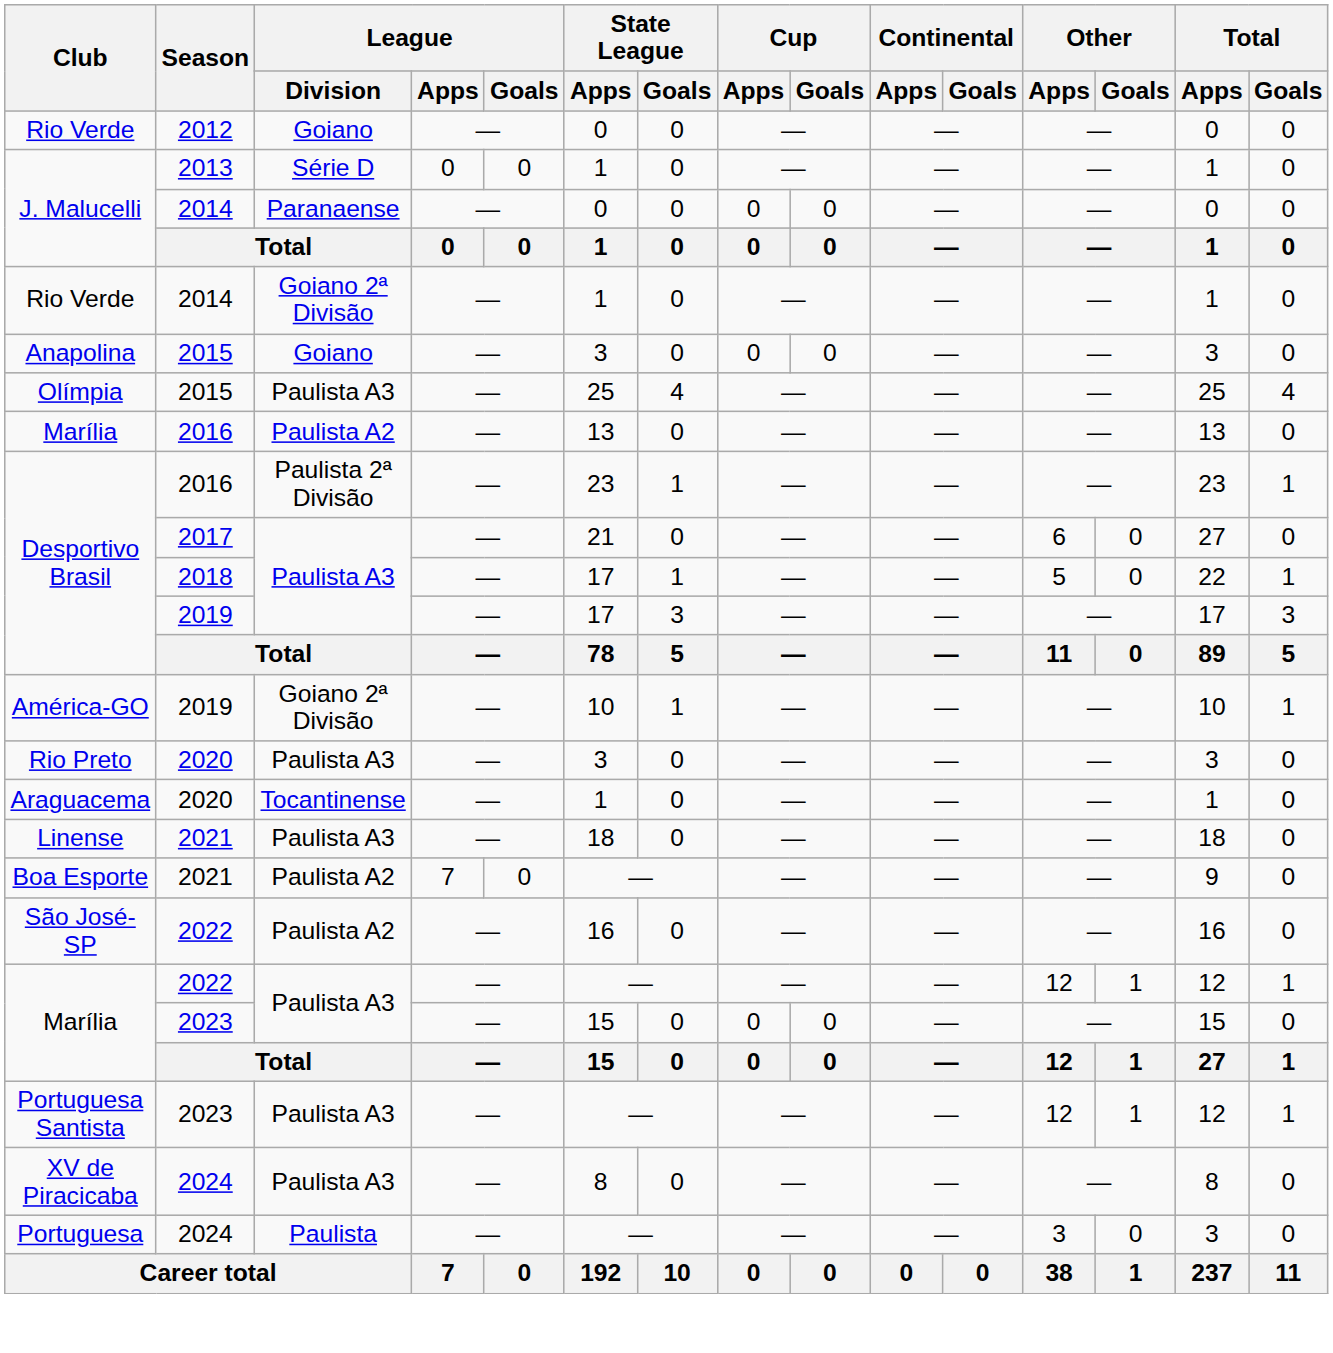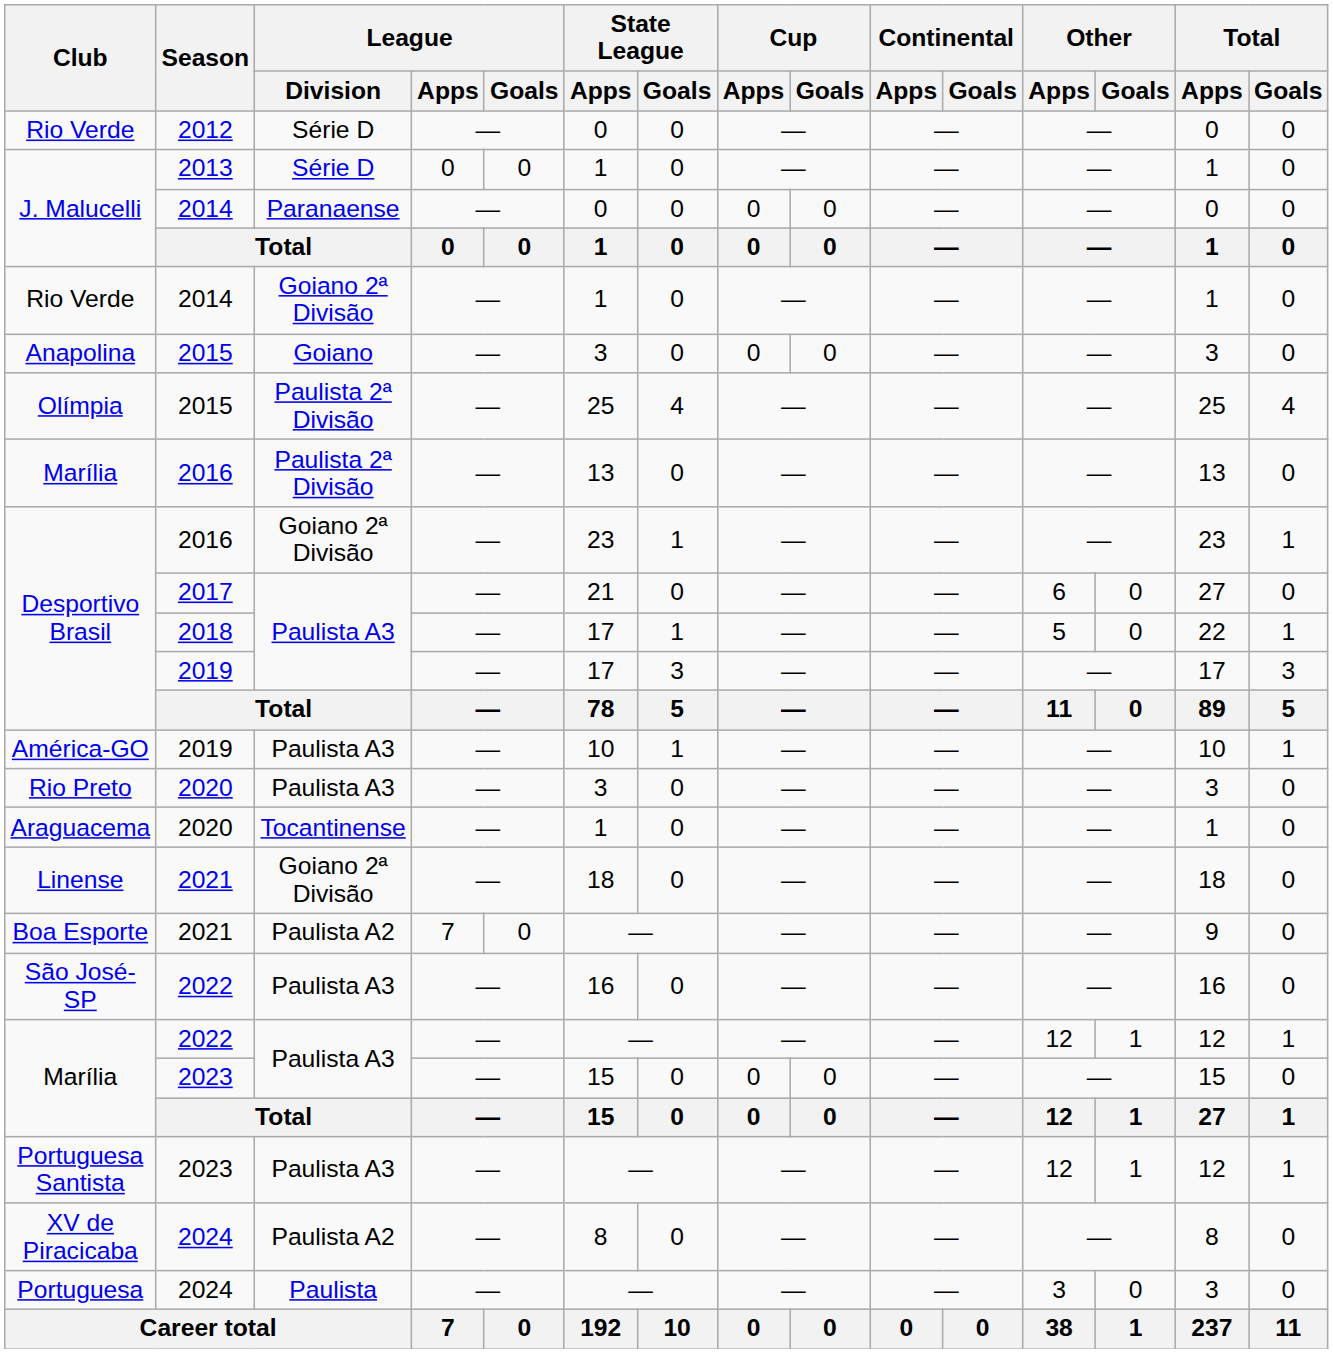(333, 129) Goiano -> (333, 129) Série D
(333, 392) Paulista A3 -> (333, 405) Paulista 2ª Divisão
(333, 431) Paulista A2 -> (333, 472) Paulista 2ª Divisão
(333, 484) Paulista 2ª Divisão -> (333, 539) Goiano 2ª Divisão
(333, 707) Goiano 2ª Divisão -> (333, 748) Paulista A3
(333, 838) Paulista A3 -> (333, 879) Goiano 2ª Divisão
(333, 930) Paulista A2 -> (333, 985) Paulista A3
(333, 1181) Paulista A3 -> (333, 1236) Paulista A2
